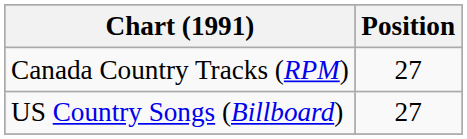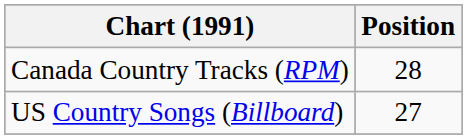(408, 69) 27 -> (408, 69) 28
